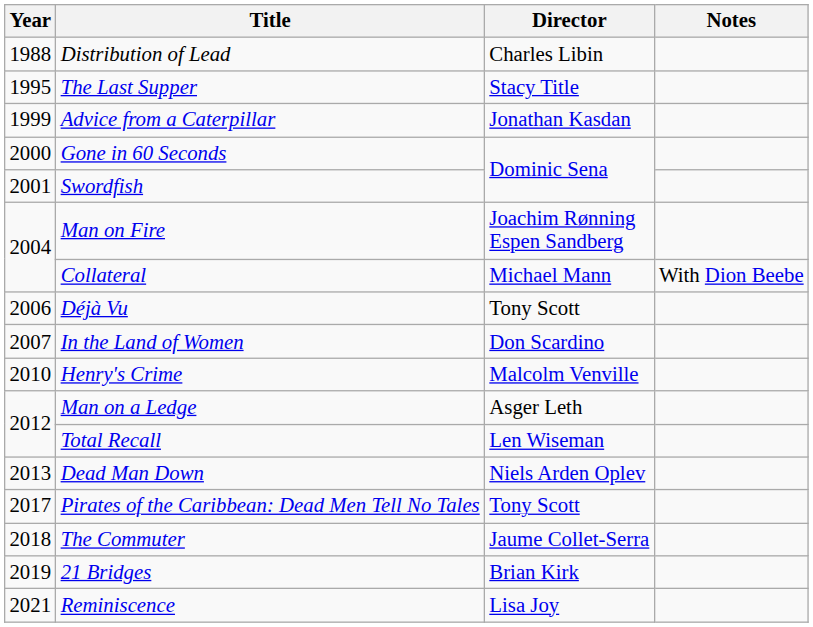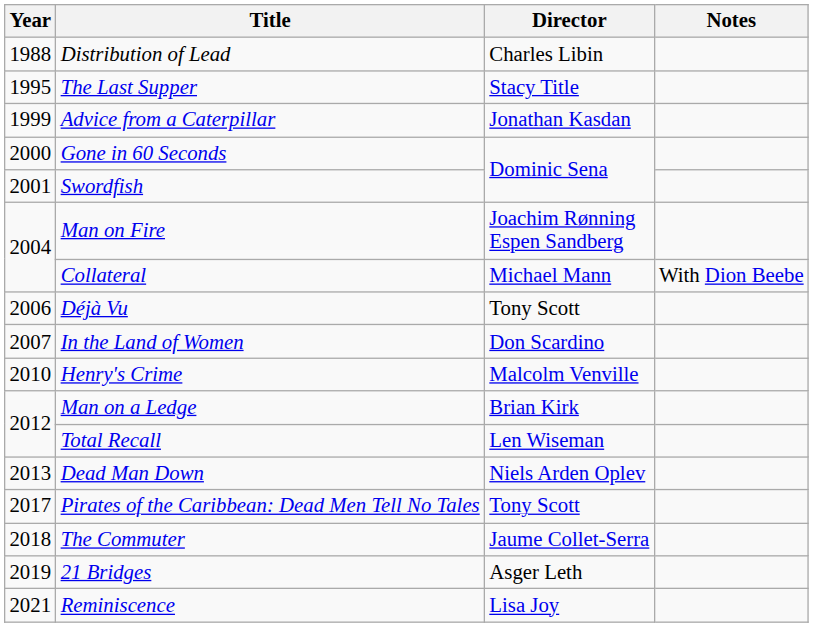(536, 407) Asger Leth -> (534, 407) Brian Kirk
(534, 572) Brian Kirk -> (536, 572) Asger Leth
